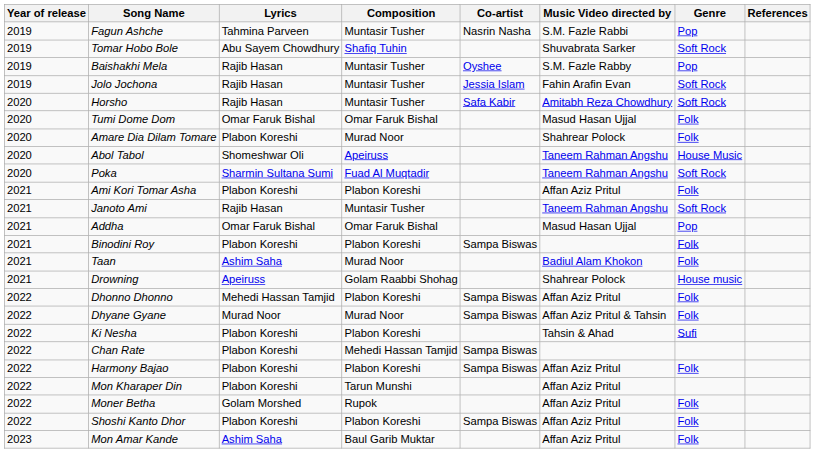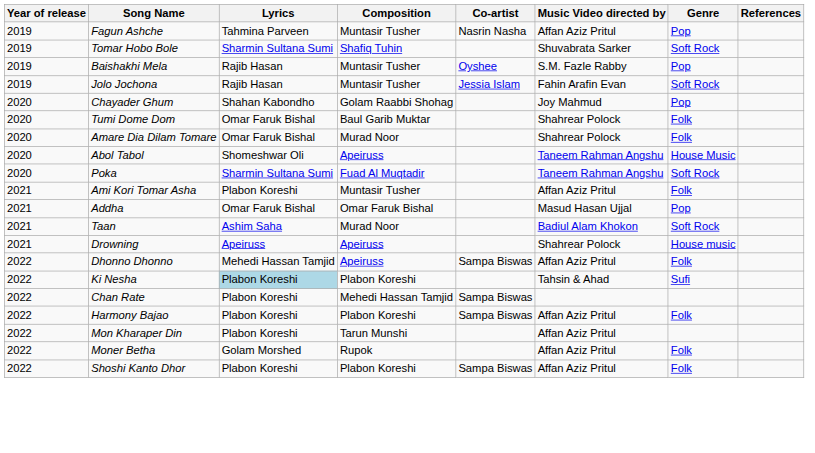(585, 31) S.M. Fazle Rabbi -> (577, 31) Affan Aziz Pritul
(280, 48) Abu Sayem Chowdhury -> (277, 48) Sharmin Sultana Sumi
+ row: (132, 102)
- row: (109, 102)
(391, 119) Omar Faruk Bishal -> (385, 119) Baul Garib Muktar
(589, 119) Masud Hasan Ujjal -> (579, 119) Shahrear Polock
(260, 137) Plabon Koreshi -> (268, 137) Omar Faruk Bishal
(382, 191) Plabon Koreshi -> (380, 191) Muntasir Tusher
- row: (119, 208)
- row: (123, 244)
(688, 262) Folk -> (695, 226) Soft Rock
(401, 279) Golam Raabbi Shohag -> (362, 244) Apeiruss
(382, 297) Plabon Koreshi -> (362, 262) Apeiruss
- row: (129, 315)
(260, 333) no background -> (260, 279) lightblue background
- row: (135, 439)
